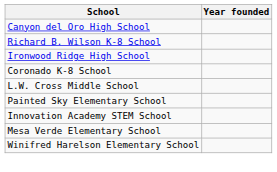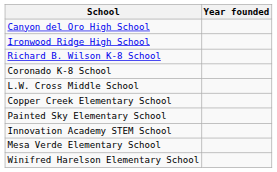rows swapped: (79, 56) <-> (84, 41)
+ row: (90, 101)
